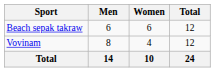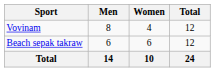rows swapped: (45, 28) <-> (24, 44)
